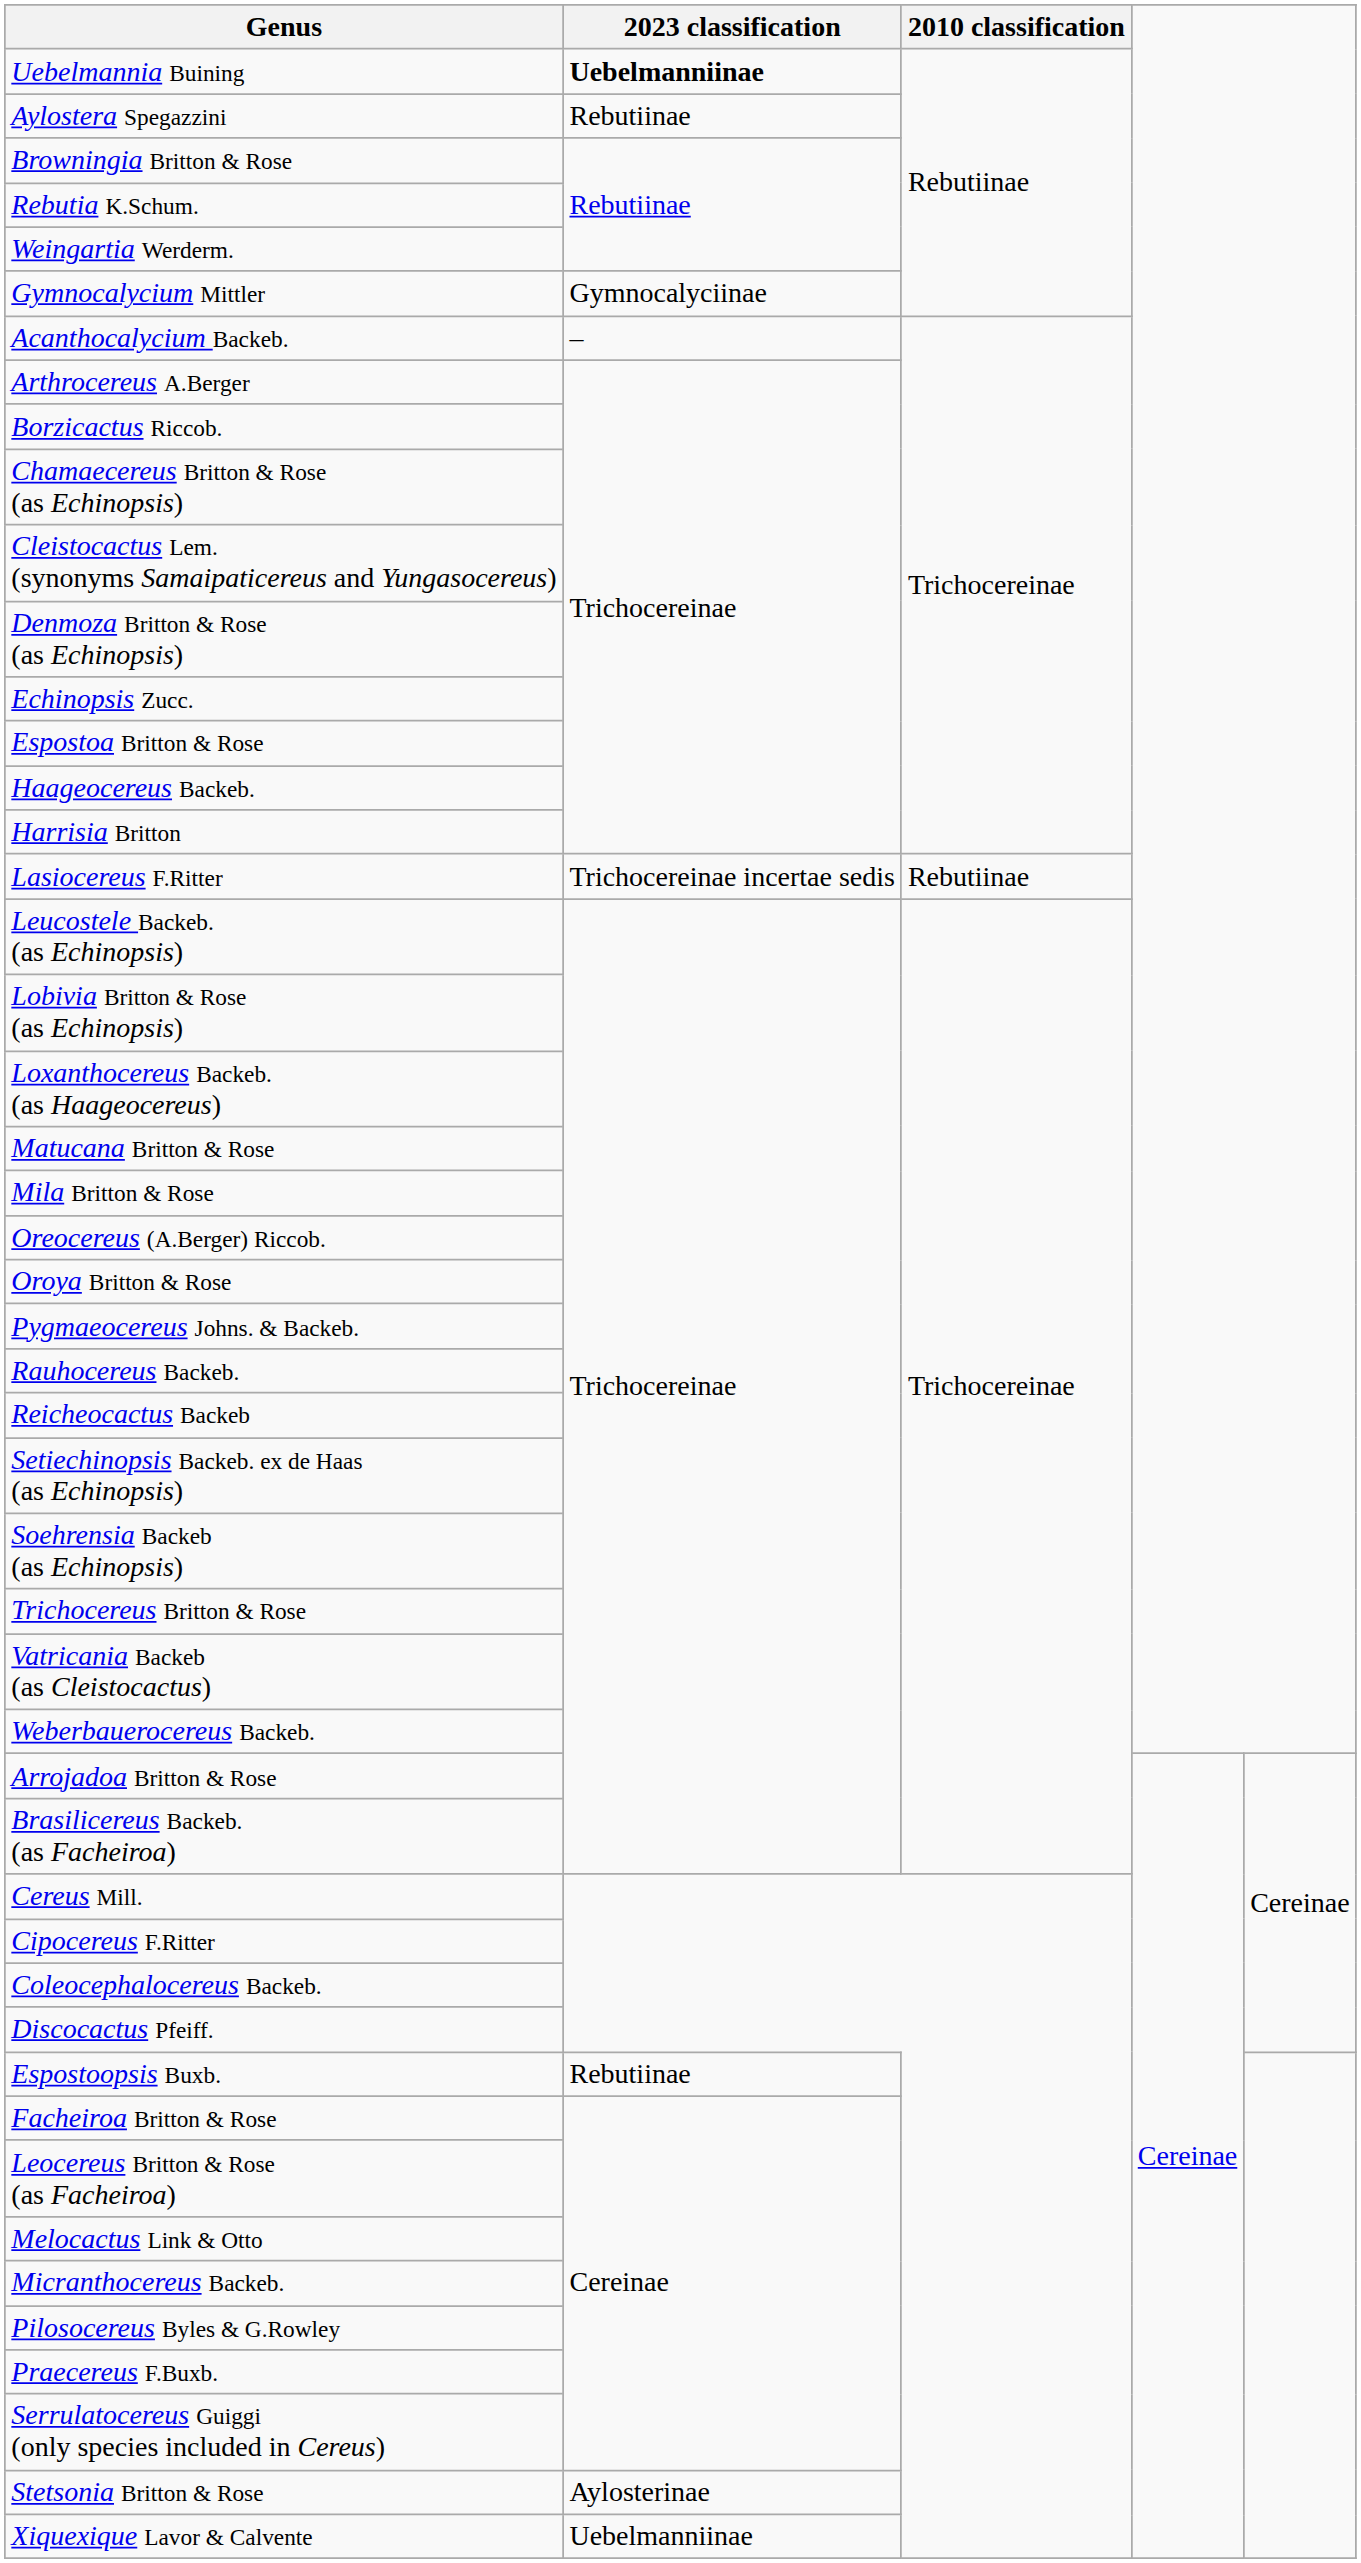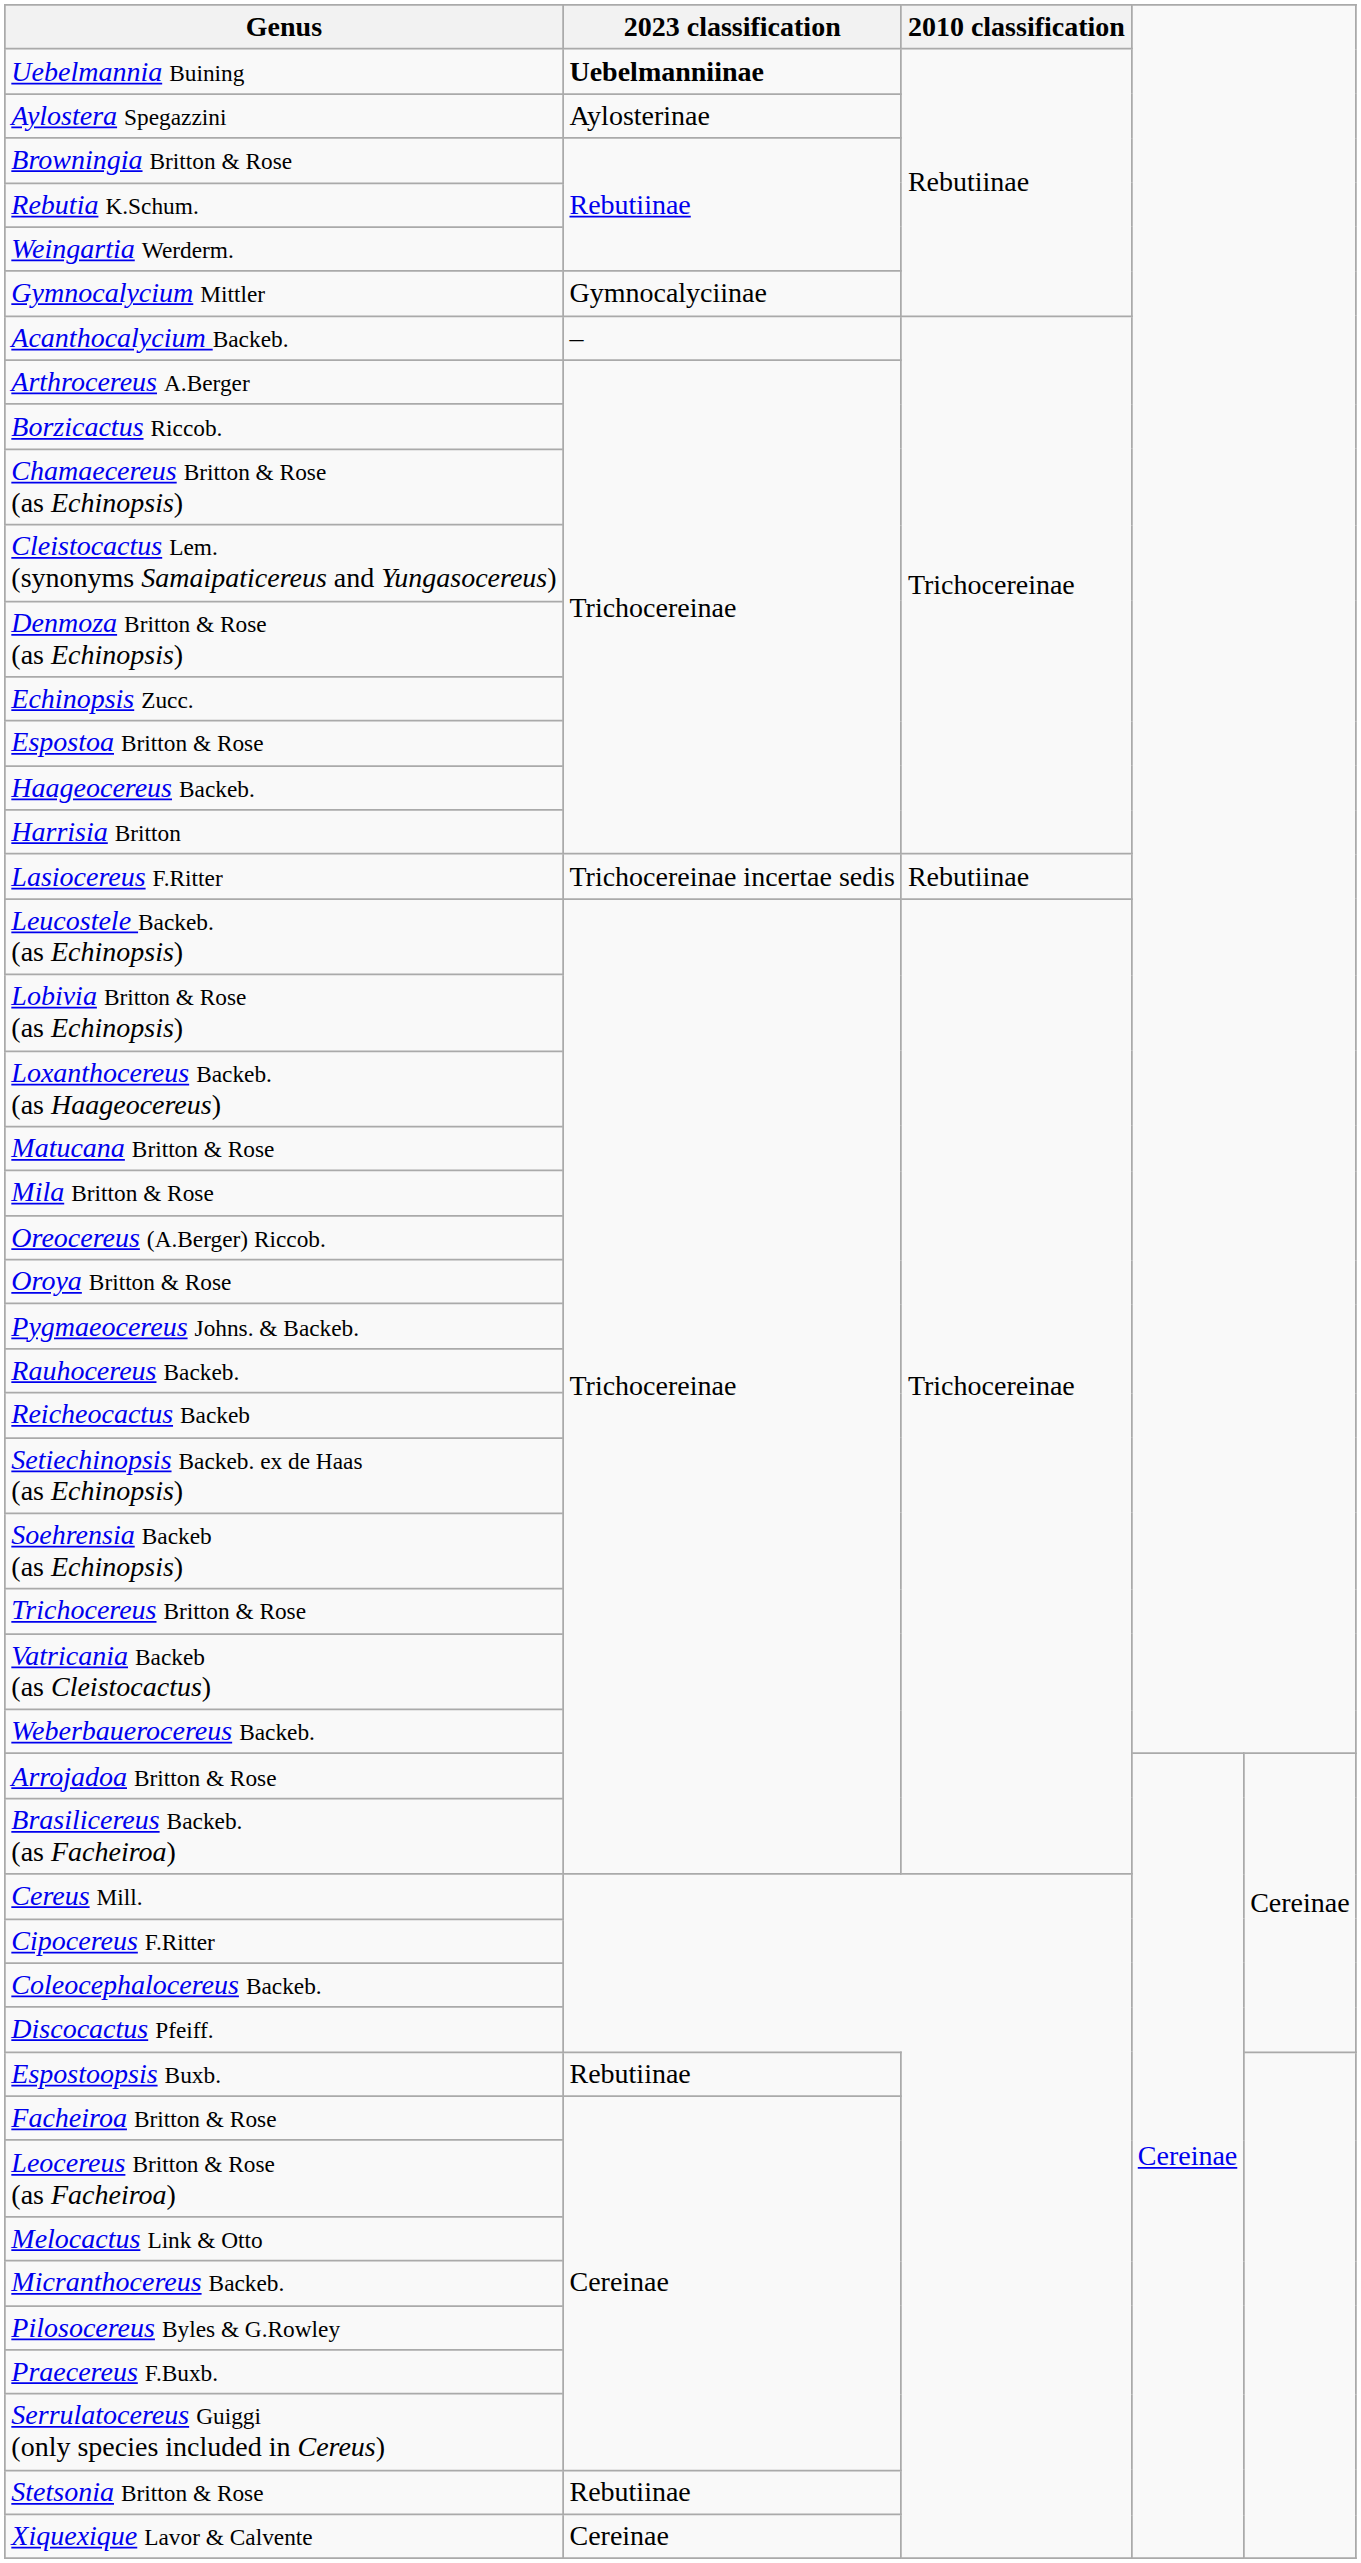(630, 115) Rebutiinae -> (640, 115) Aylosterinae
(640, 2491) Aylosterinae -> (630, 2491) Rebutiinae
(661, 2536) Uebelmanniinae -> (619, 2536) Cereinae
